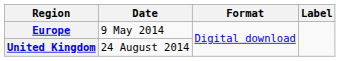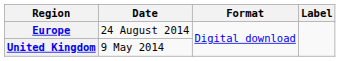(132, 30) 9 May 2014 -> (145, 30) 24 August 2014
(145, 47) 24 August 2014 -> (132, 47) 9 May 2014
